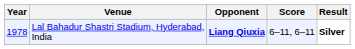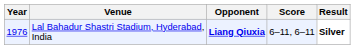(17, 32) 1978 -> (17, 32) 1976
